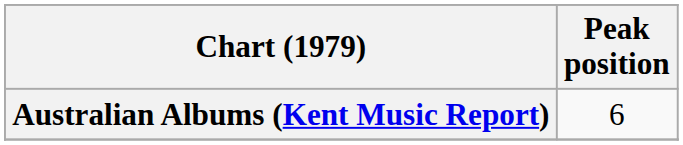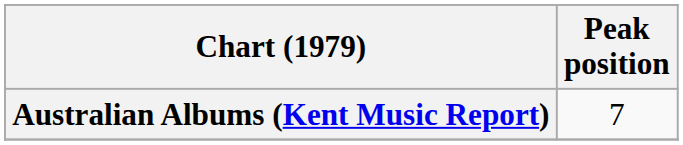(617, 113) 6 -> (617, 113) 7
